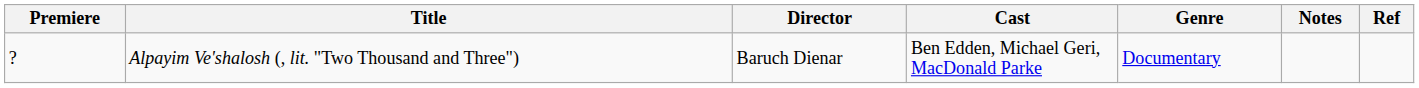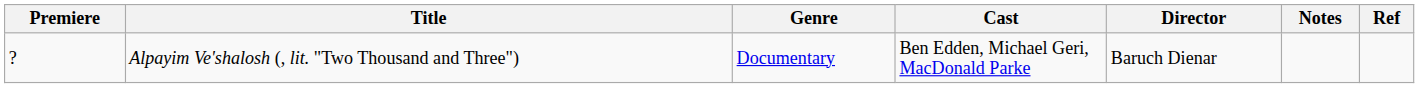columns swapped: (820, 18) <-> (1200, 18)
